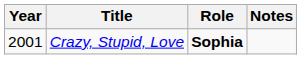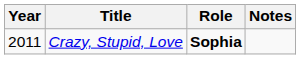(25, 41) 2001 -> (25, 41) 2011
